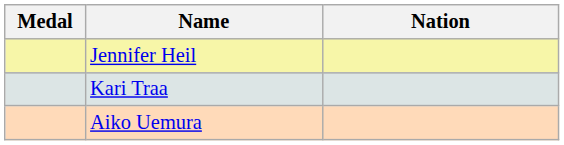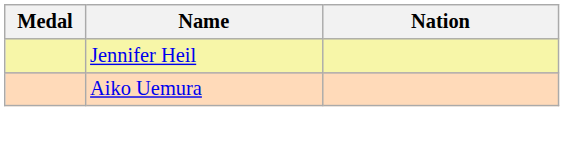- row: (129, 89)
